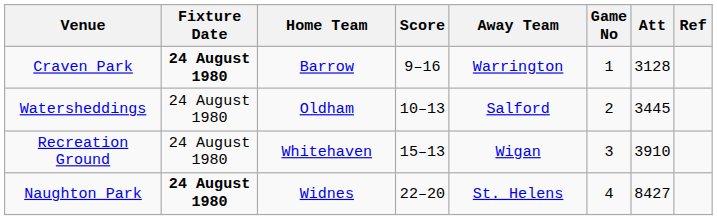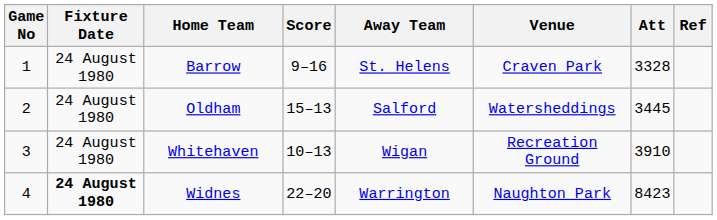columns swapped: (609, 26) <-> (83, 26)
(210, 68) bold -> (96, 68) normal
(518, 68) Warrington -> (405, 68) St. Helens
(652, 68) 3128 -> (652, 68) 3328
(422, 110) 10–13 -> (309, 110) 15–13
(422, 152) 15–13 -> (309, 152) 10–13
(518, 193) St. Helens -> (405, 193) Warrington
(652, 193) 8427 -> (652, 193) 8423
